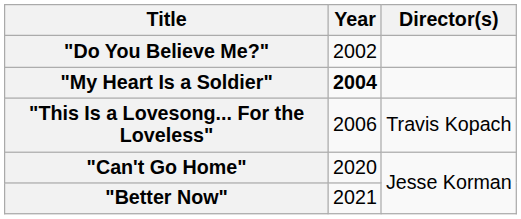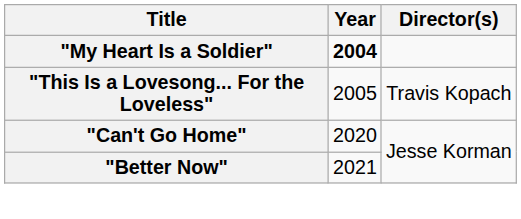- row: (167, 51)
(355, 124) 2006 -> (355, 93) 2005
